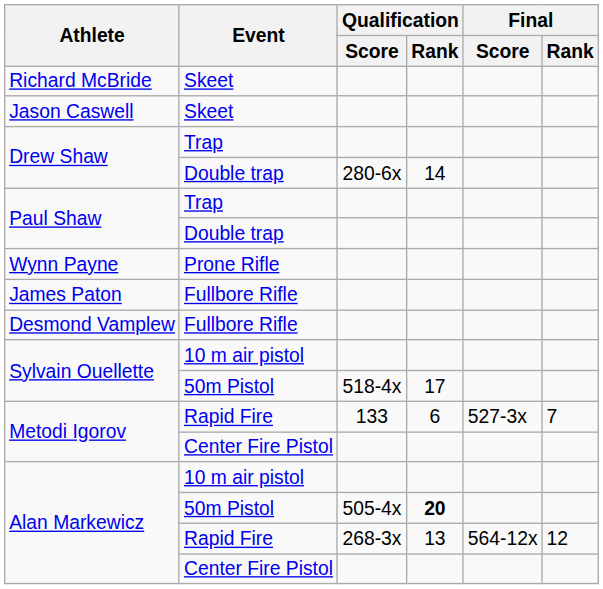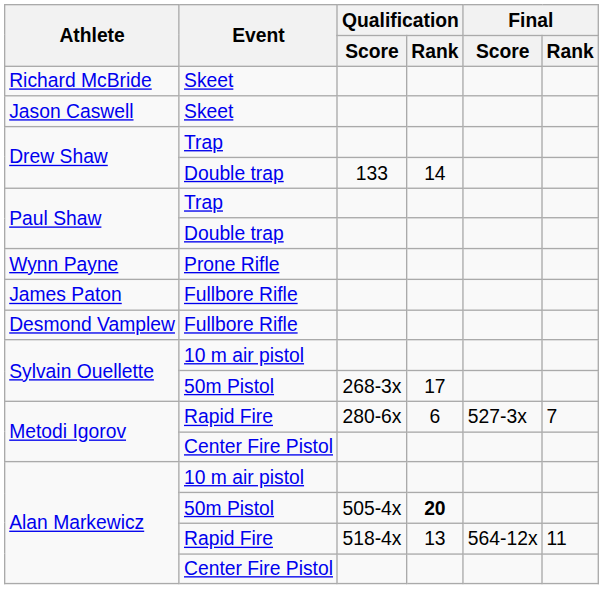(372, 173) 280-6x -> (372, 173) 133
(372, 386) 518-4x -> (372, 386) 268-3x
(372, 417) 133 -> (372, 417) 280-6x
(372, 539) 268-3x -> (372, 539) 518-4x
(557, 539) 12 -> (557, 539) 11
